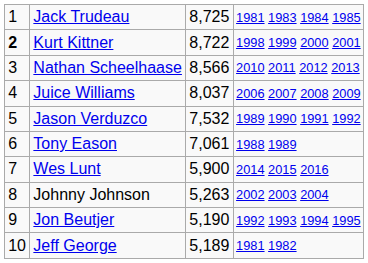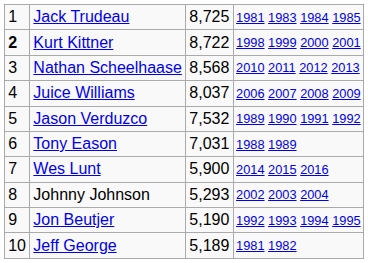(209, 67) 8,566 -> (209, 67) 8,568
(209, 144) 7,061 -> (209, 144) 7,031
(209, 194) 5,263 -> (209, 194) 5,293
